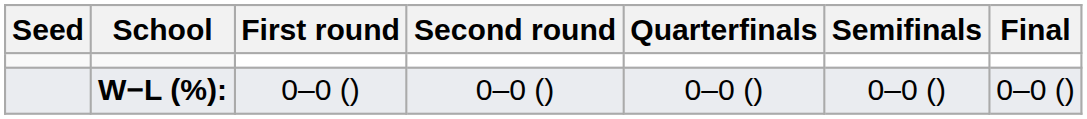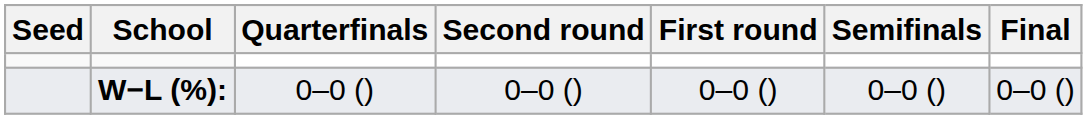columns swapped: (321, 29) <-> (724, 29)
